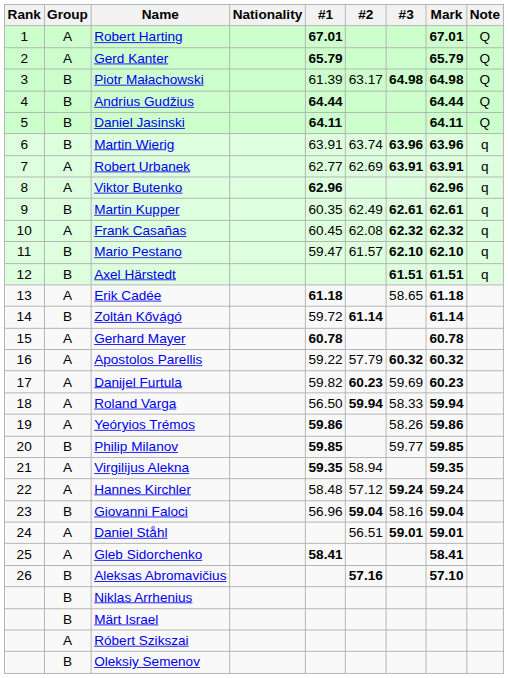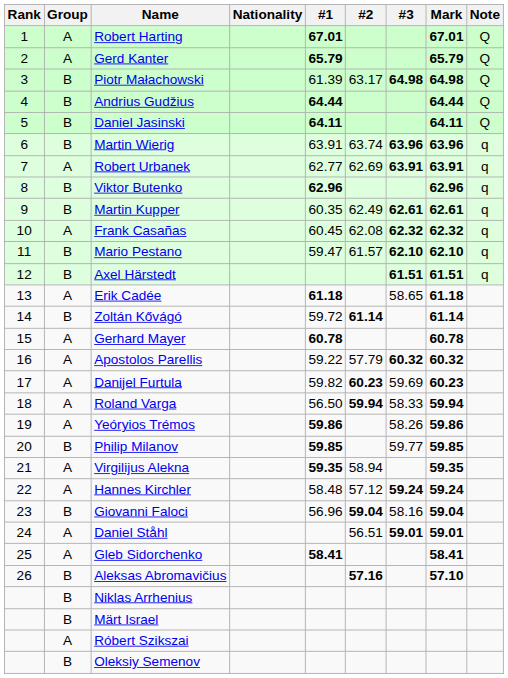(67, 187) A -> (67, 187) B
